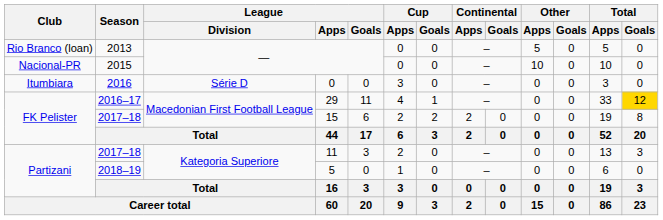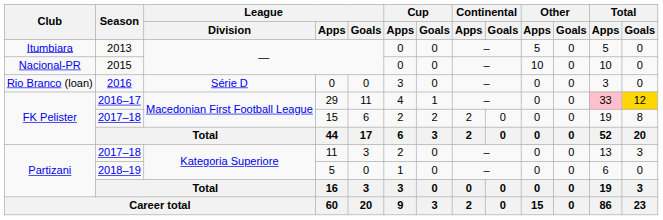(50, 48) Rio Branco (loan) -> (50, 48) Itumbiara
(50, 83) Itumbiara -> (50, 83) Rio Branco (loan)
(606, 100) no background -> (606, 100) pink background
